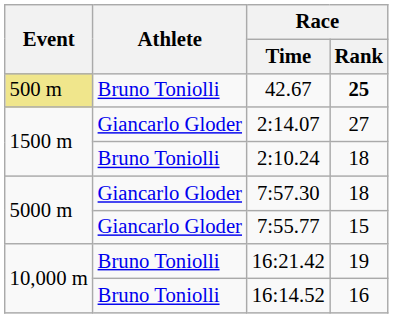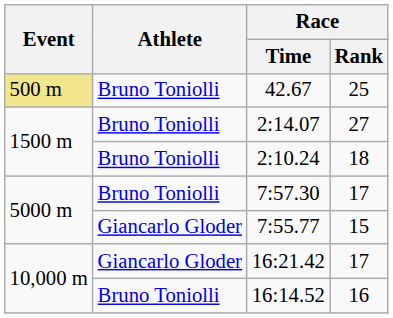(359, 90) bold -> (359, 90) normal
(170, 124) Giancarlo Gloder -> (159, 124) Bruno Toniolli
(170, 192) Giancarlo Gloder -> (159, 192) Bruno Toniolli
(359, 192) 18 -> (359, 192) 17
(159, 261) Bruno Toniolli -> (170, 261) Giancarlo Gloder
(359, 261) 19 -> (359, 261) 17
